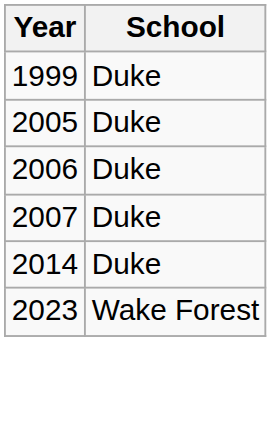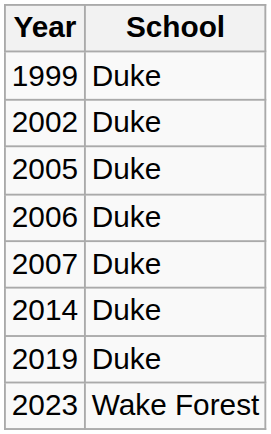+ row: (45, 122)
+ row: (45, 358)
